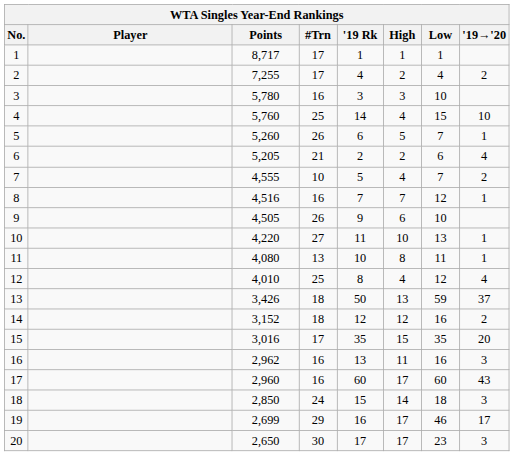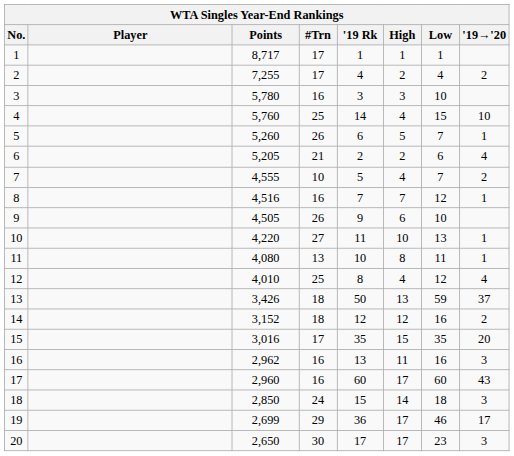(360, 420) 16 -> (360, 420) 36
